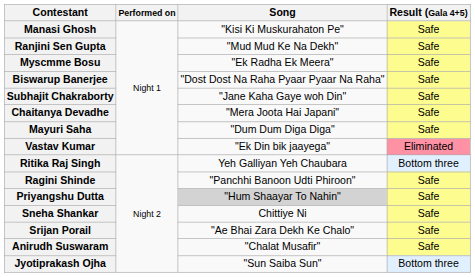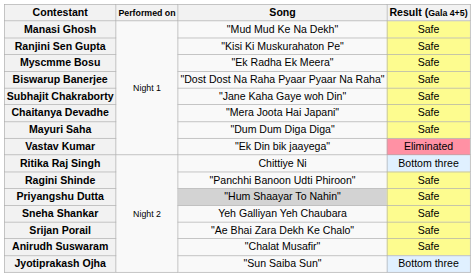(283, 29) "Kisi Ki Muskurahaton Pe" -> (283, 29) "Mud Mud Ke Na Dekh"
(283, 46) "Mud Mud Ke Na Dekh" -> (283, 46) "Kisi Ki Muskurahaton Pe"
(283, 163) Yeh Galliyan Yeh Chaubara -> (283, 163) Chittiye Ni
(283, 213) Chittiye Ni -> (283, 213) Yeh Galliyan Yeh Chaubara
